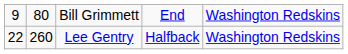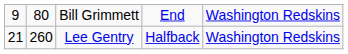(15, 37) 22 -> (15, 37) 21
